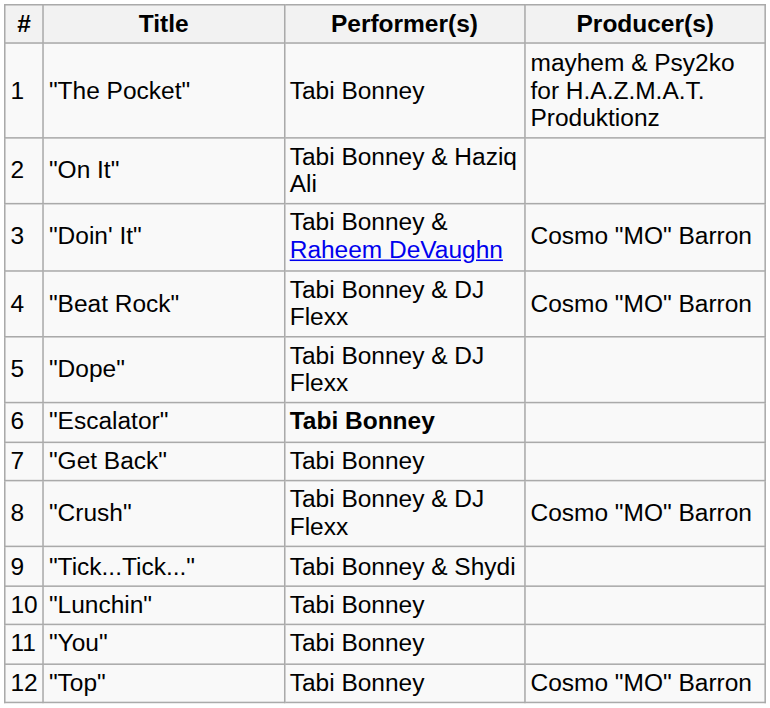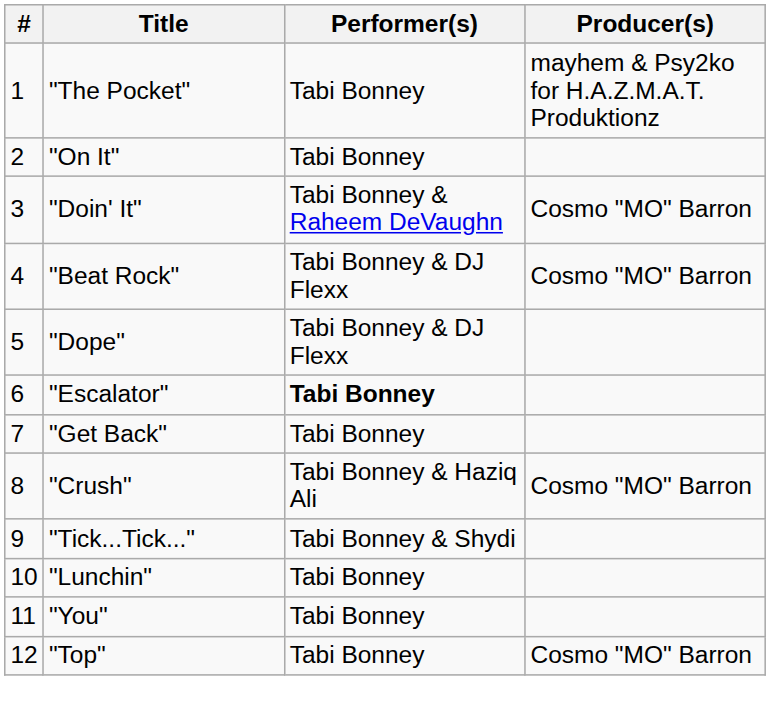(403, 170) Tabi Bonney & Haziq Ali -> (357, 156) Tabi Bonney
(387, 513) Tabi Bonney & DJ Flexx -> (403, 485) Tabi Bonney & Haziq Ali
